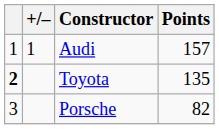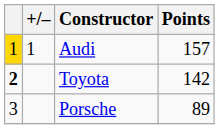(13, 49) no background -> (13, 49) gold background
(196, 79) 135 -> (196, 79) 142
(201, 109) 82 -> (201, 109) 89
